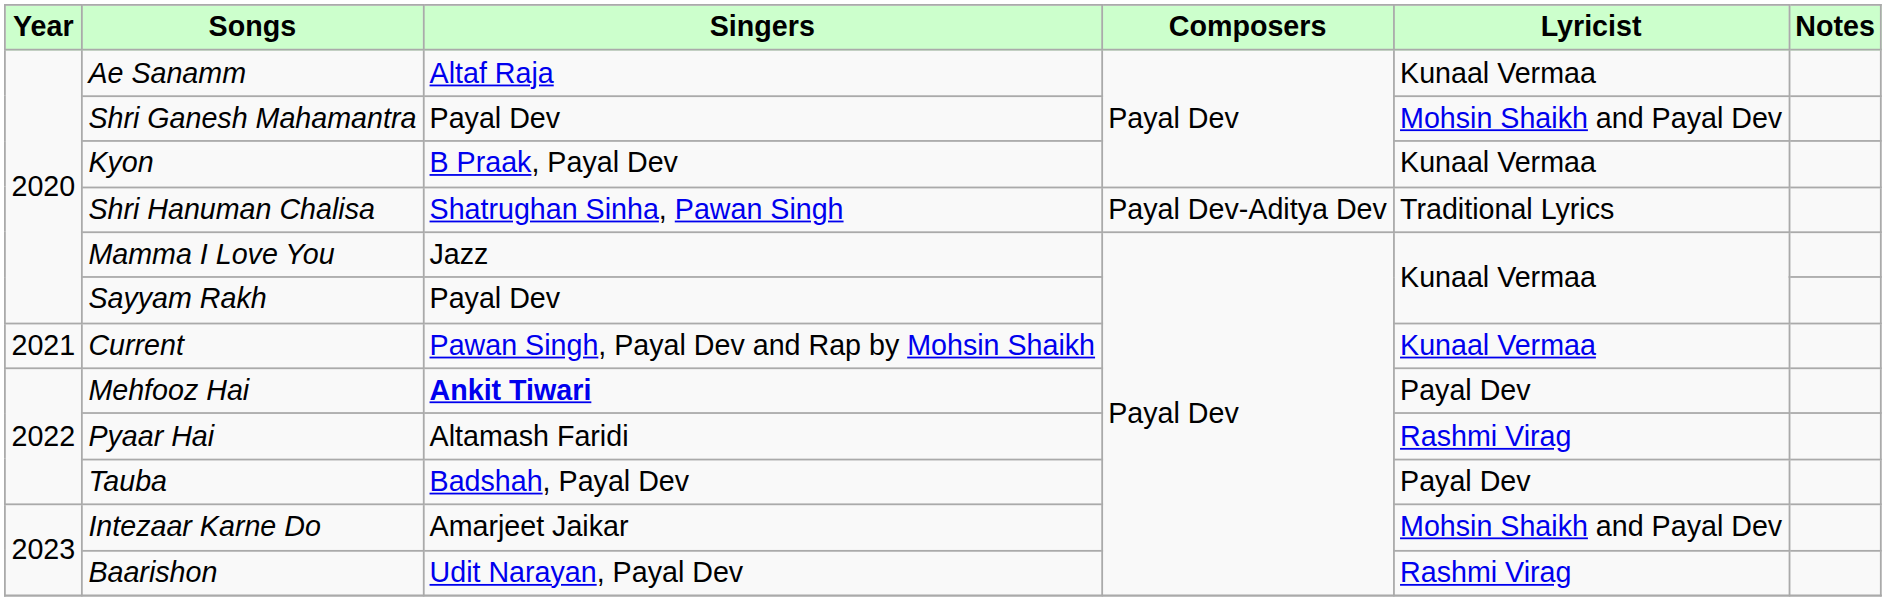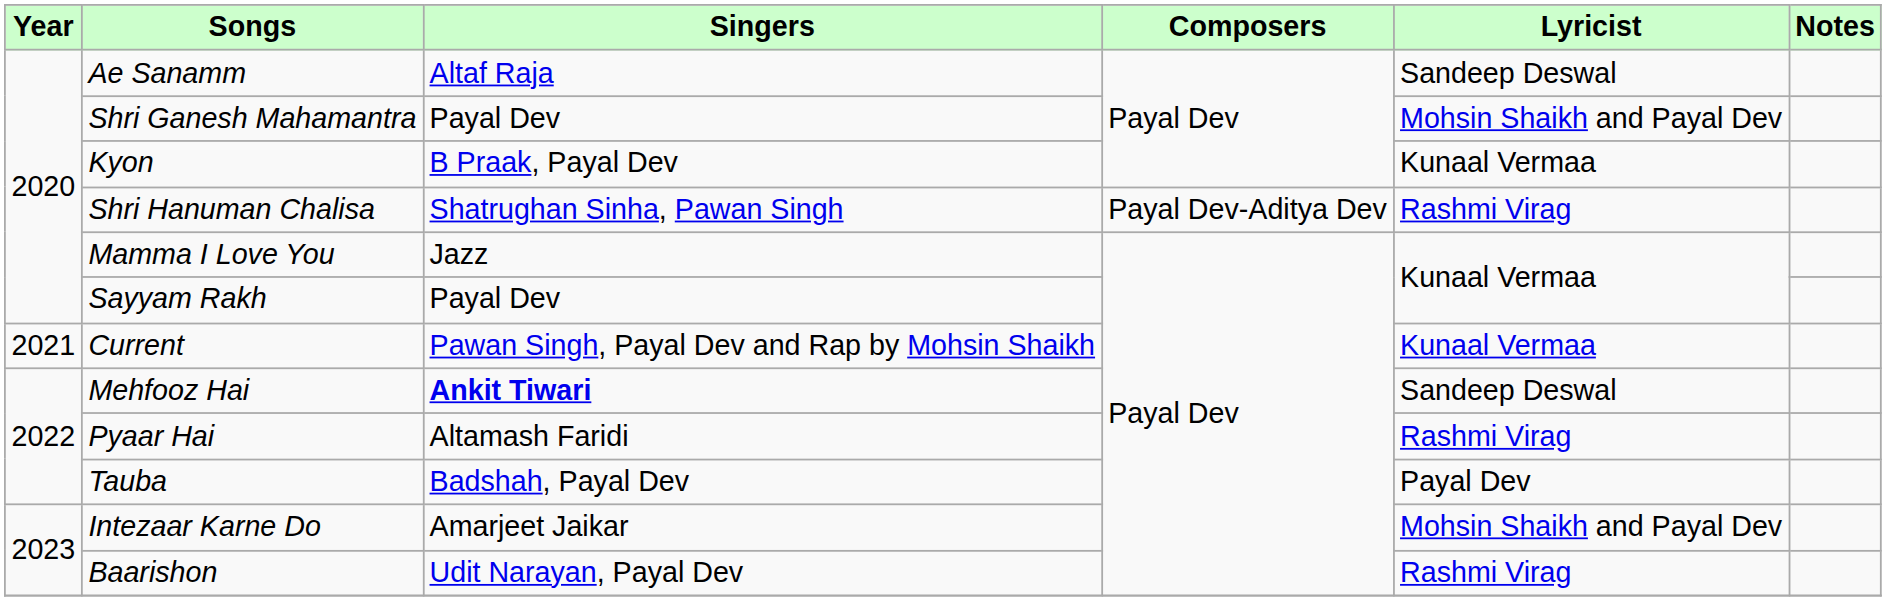(1498, 72) Kunaal Vermaa -> (1508, 72) Sandeep Deswal
(1507, 208) Traditional Lyrics -> (1486, 208) Rashmi Virag
(1465, 390) Payal Dev -> (1508, 390) Sandeep Deswal
